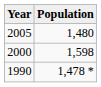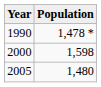rows swapped: (19, 71) <-> (19, 33)
